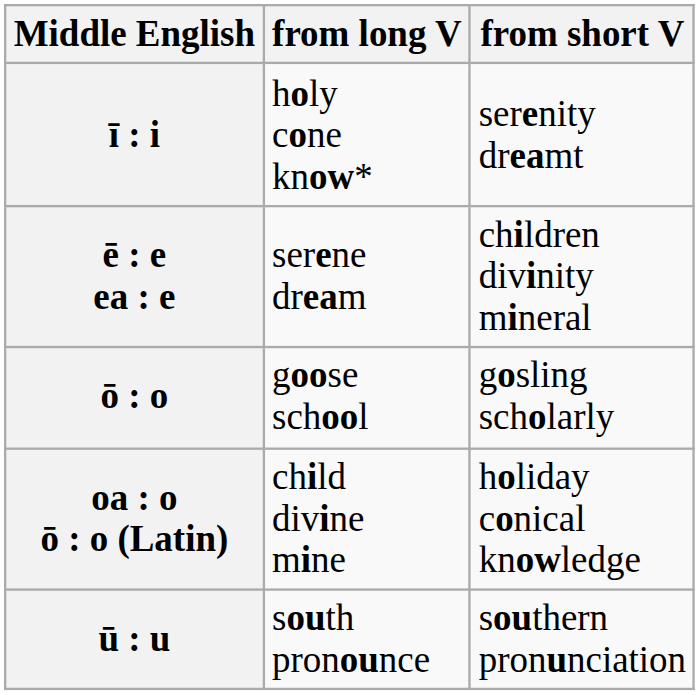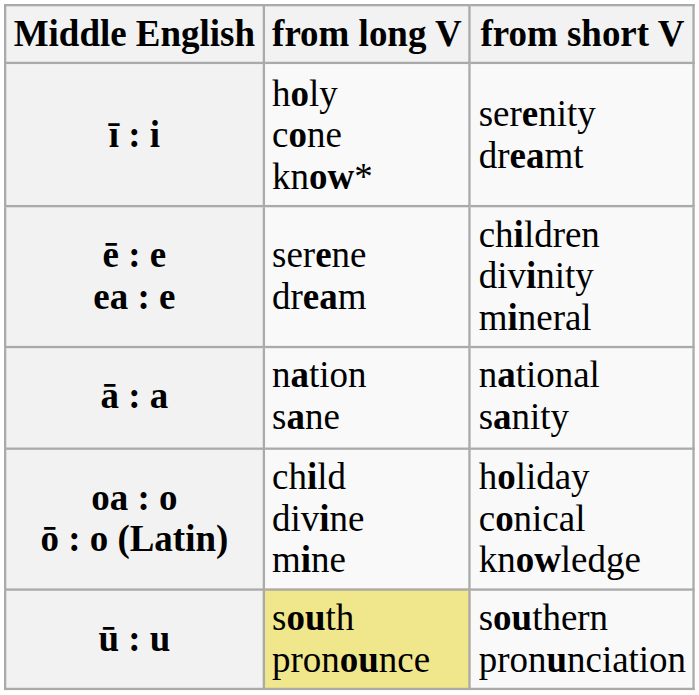+ row: (134, 396)
- row: (134, 396)
(351, 638) no background -> (351, 638) khaki background
